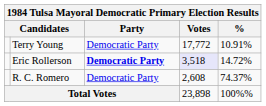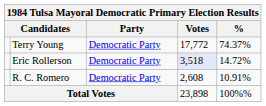(236, 45) 10.91% -> (235, 45) 74.37%
(125, 61) bold -> (125, 61) normal
(236, 77) 74.37% -> (235, 77) 10.91%
